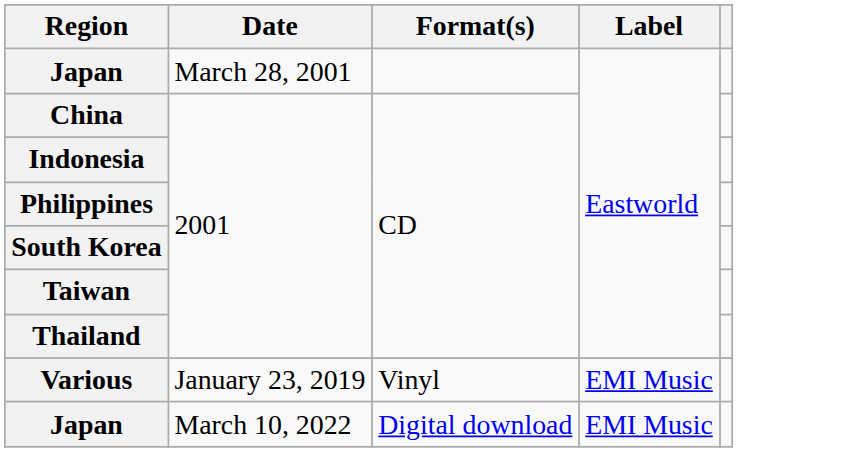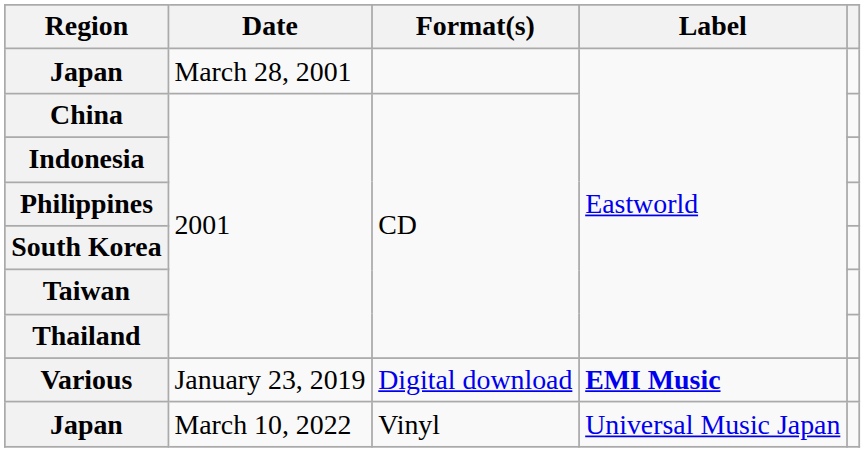(409, 379) Vinyl -> (475, 379) Digital download
(649, 379) normal -> (653, 379) bold
(475, 423) Digital download -> (409, 423) Vinyl
(649, 423) EMI Music -> (713, 423) Universal Music Japan
